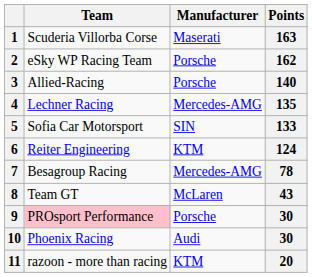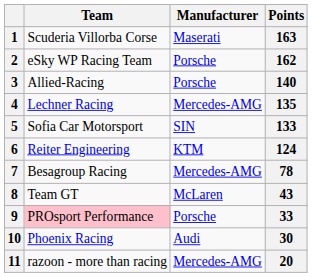(286, 216) 30 -> (286, 216) 33
(188, 261) KTM -> (218, 261) Mercedes-AMG
